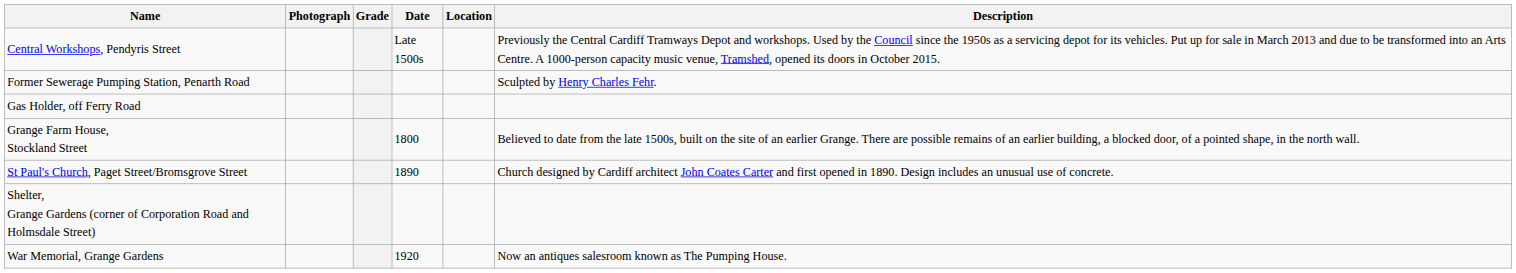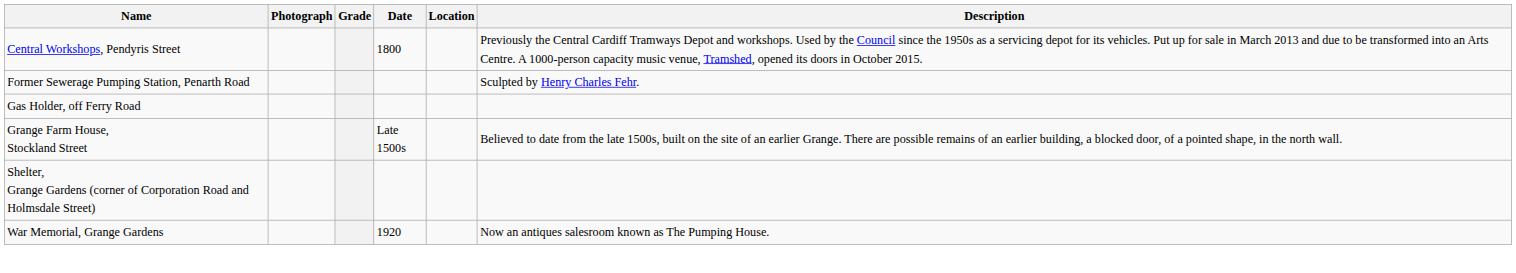(409, 49) Late 1500s -> (389, 49) 1800
(407, 139) 1800 -> (391, 139) Late 1500s
- row: (127, 172)
